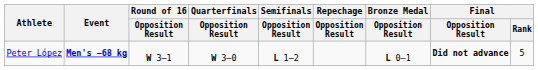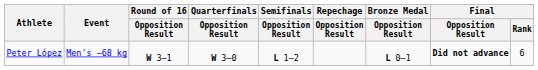(97, 53) bold -> (97, 53) normal
(522, 53) 5 -> (522, 53) 6
